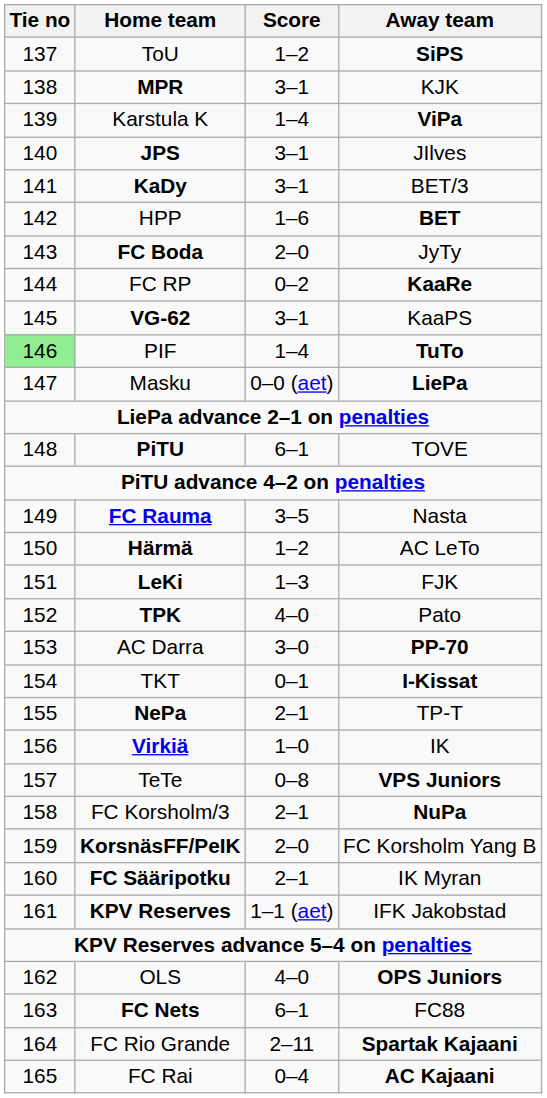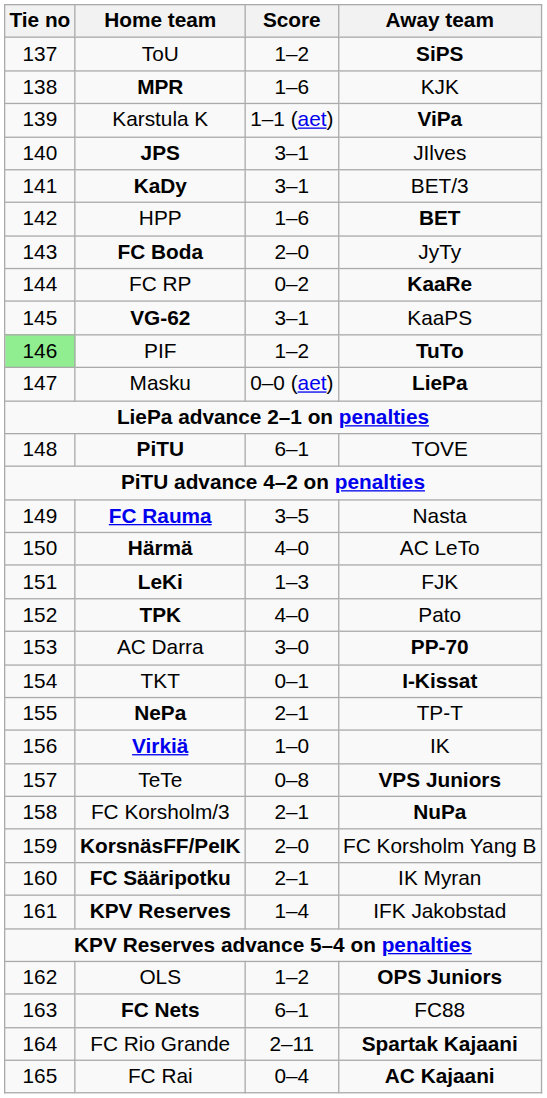(292, 86) 3–1 -> (292, 86) 1–6
(292, 119) 1–4 -> (292, 119) 1–1 (aet)
(292, 350) 1–4 -> (292, 350) 1–2
(292, 548) 1–2 -> (292, 548) 4–0
(292, 911) 1–1 (aet) -> (292, 911) 1–4
(292, 977) 4–0 -> (292, 977) 1–2
